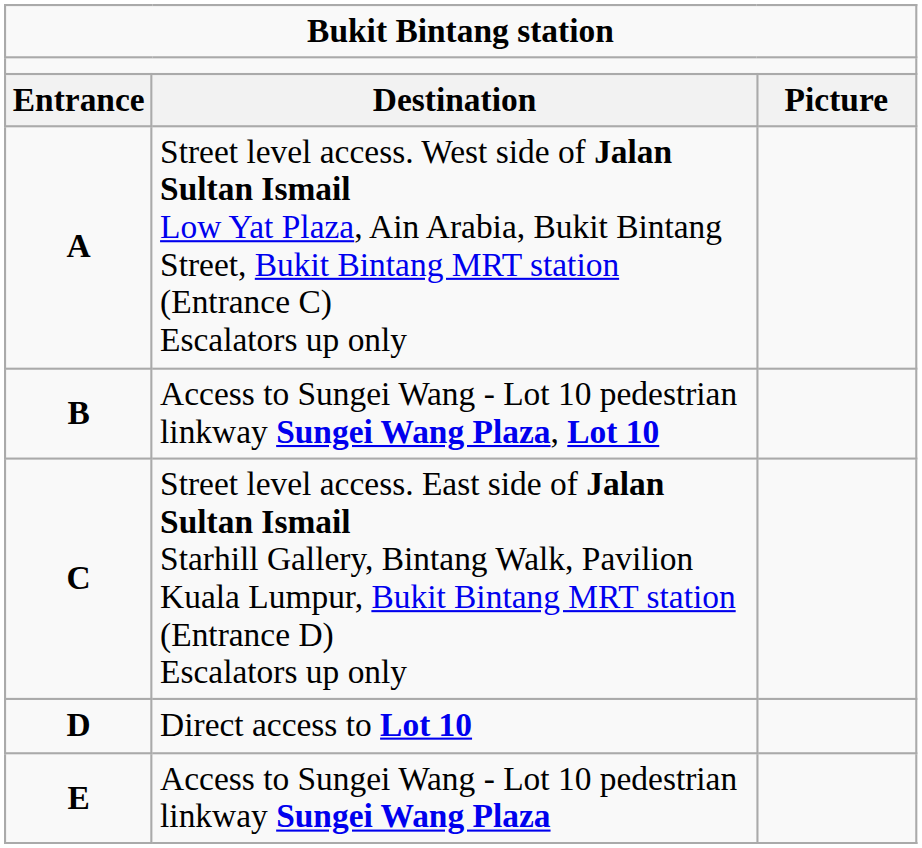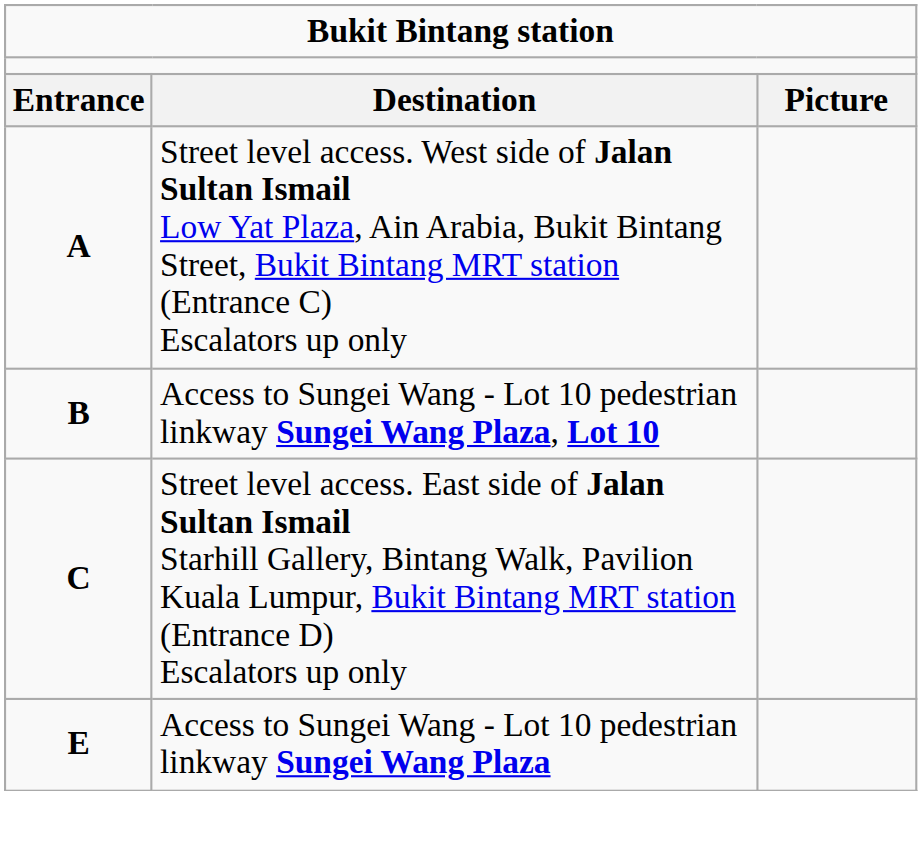- row: (79, 725)
